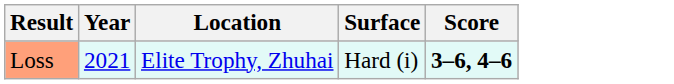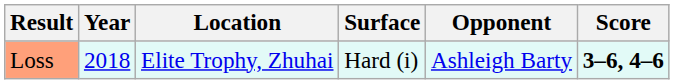+ column: (501, 22)
(107, 59) 2021 -> (107, 59) 2018
